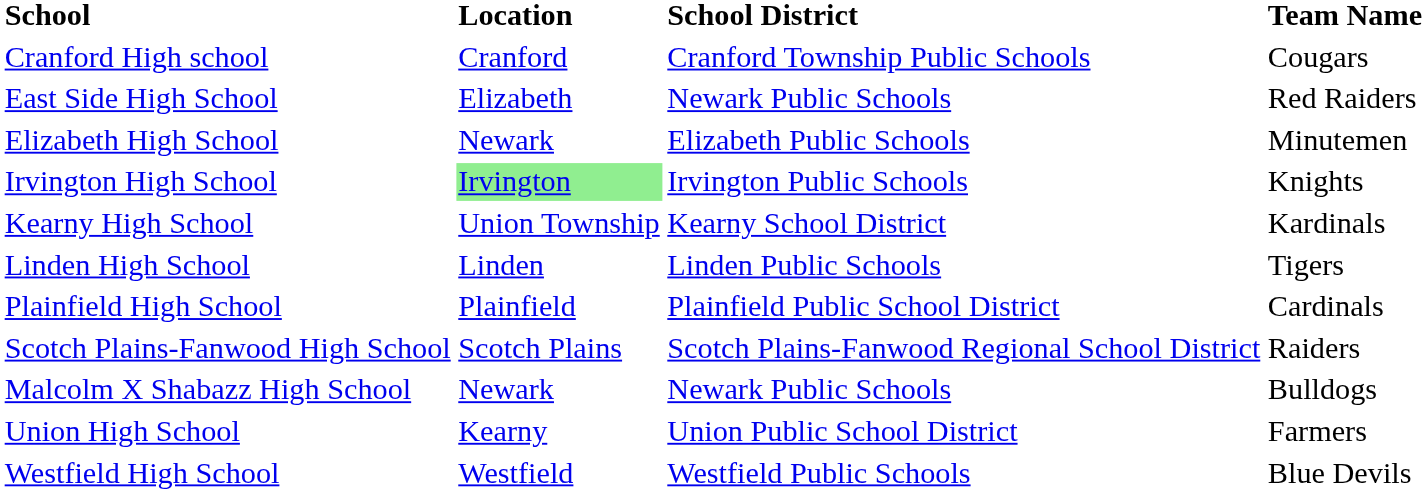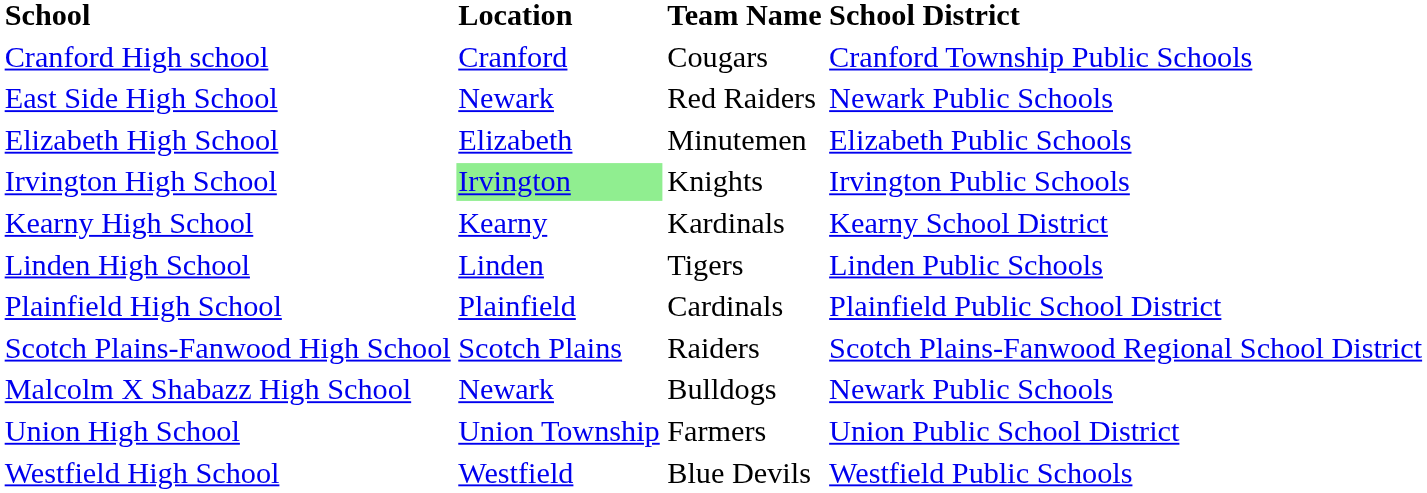columns swapped: (763, 15) <-> (1345, 15)
(515, 98) Elizabeth -> (506, 98) Newark
(506, 139) Newark -> (515, 139) Elizabeth
(559, 223) Union Township -> (503, 223) Kearny
(503, 431) Kearny -> (559, 431) Union Township
